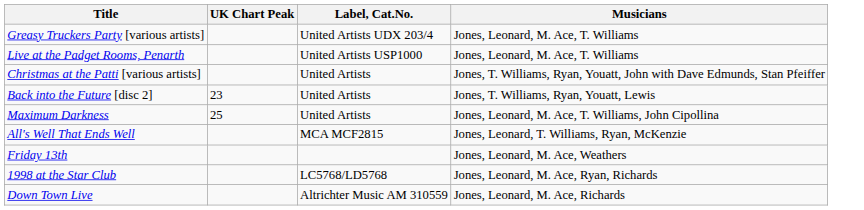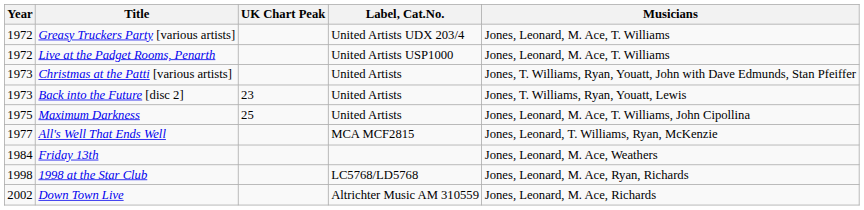+ column: (20, 14)
